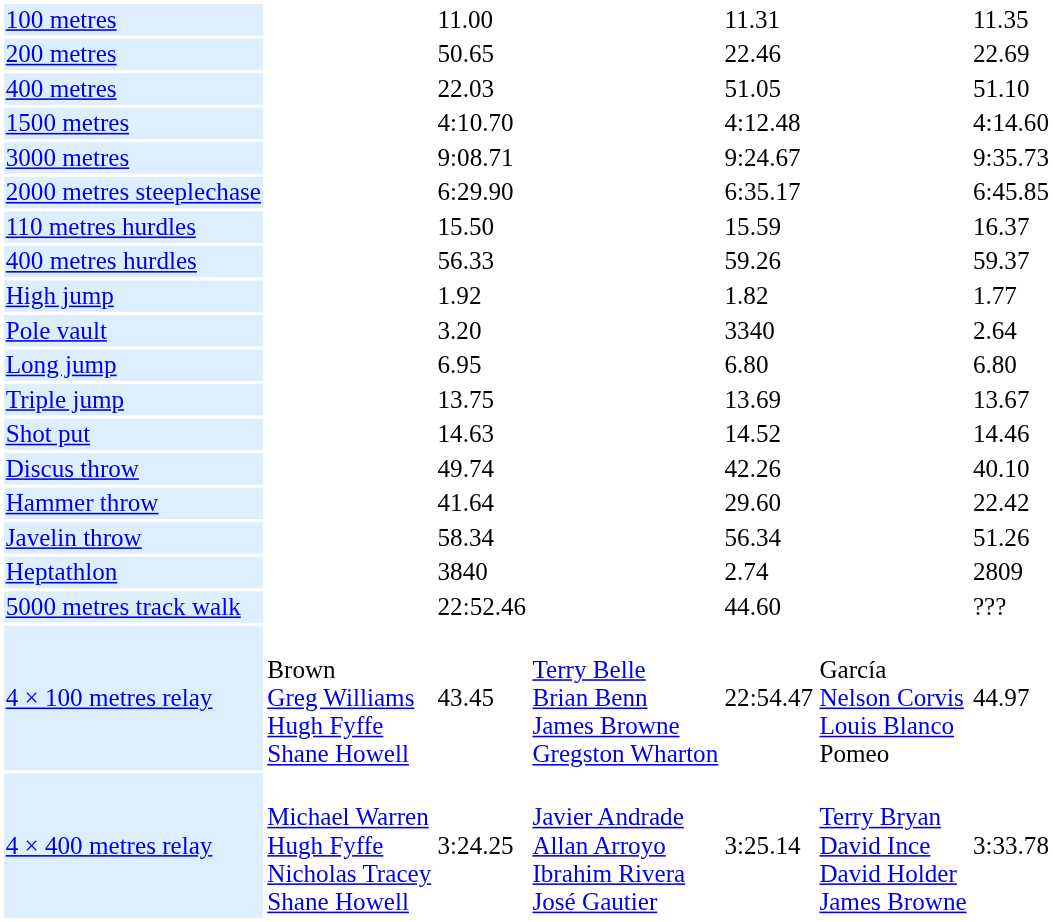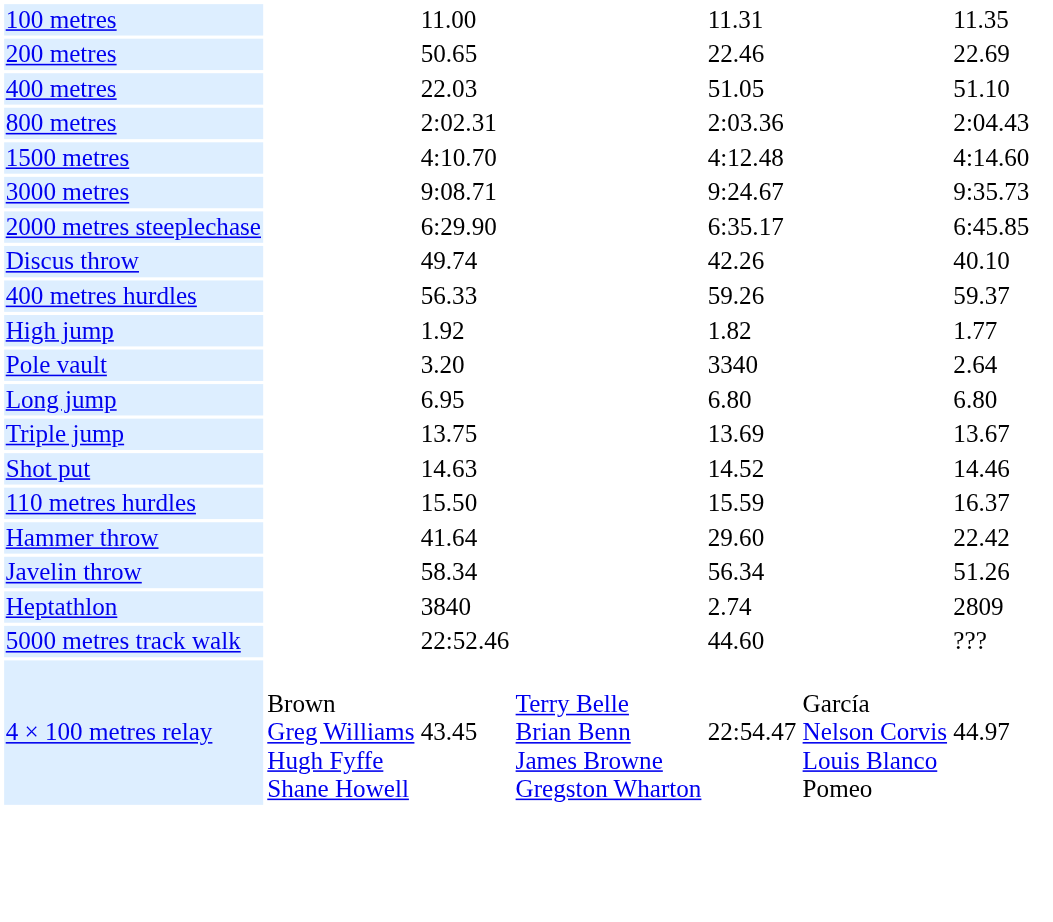+ row: (61, 123)
rows swapped: (101, 226) <-> (72, 468)
- row: (109, 845)
